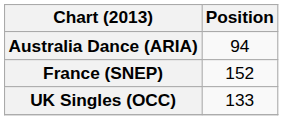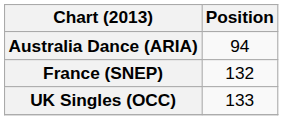(240, 73) 152 -> (240, 73) 132
